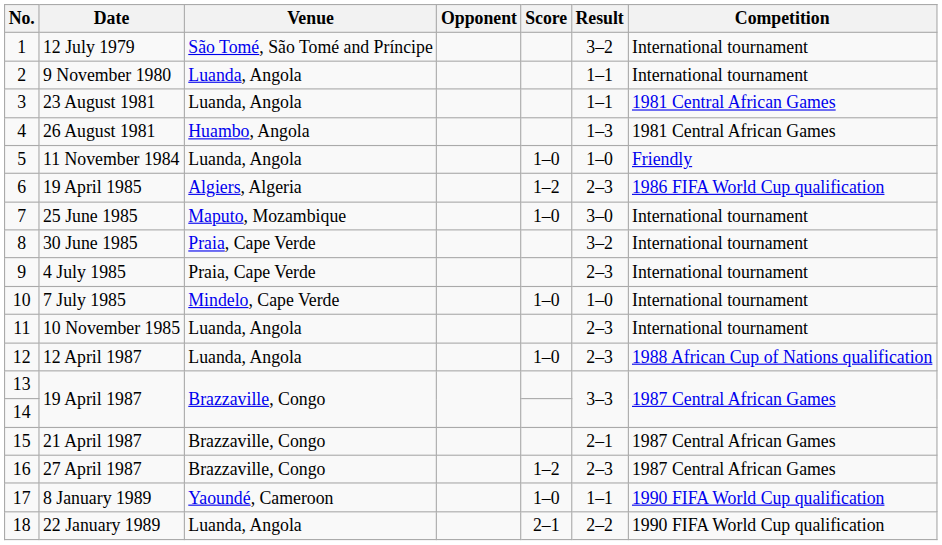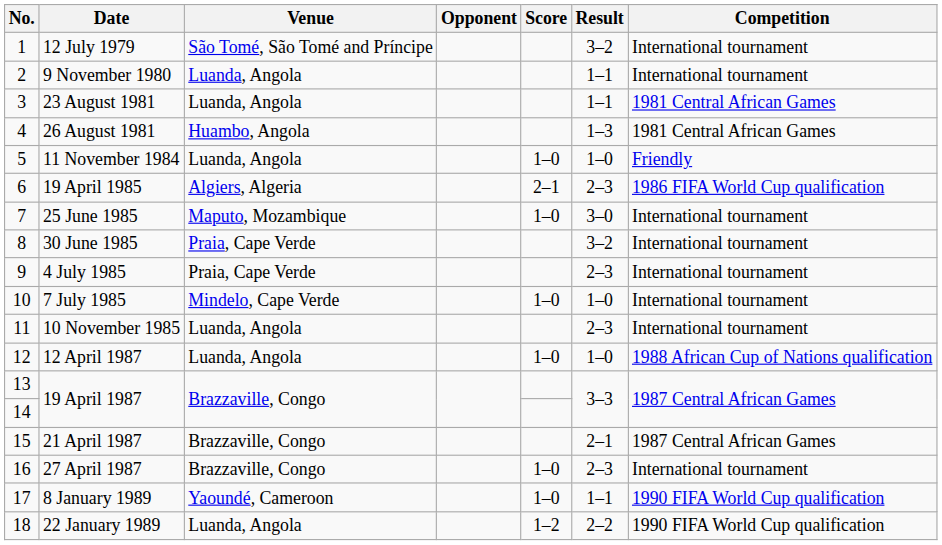(546, 187) 1–2 -> (546, 187) 2–1
(600, 356) 2–3 -> (600, 356) 1–0
(546, 469) 1–2 -> (546, 469) 1–0
(734, 469) 1987 Central African Games -> (720, 469) International tournament
(546, 525) 2–1 -> (546, 525) 1–2
